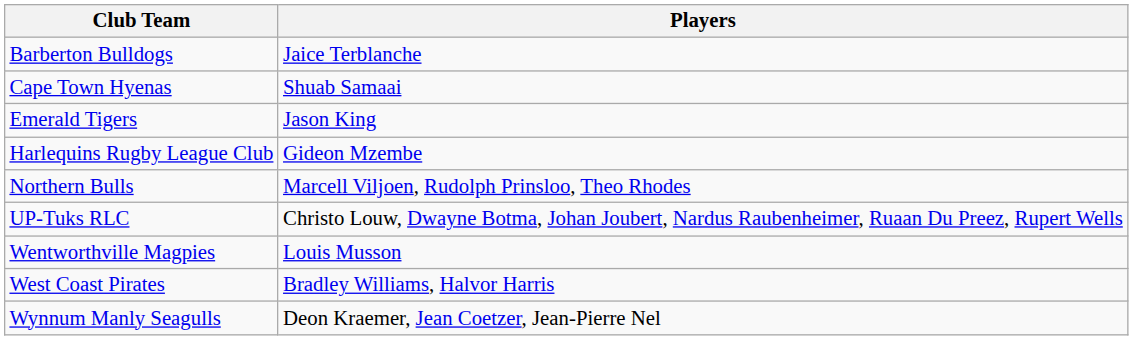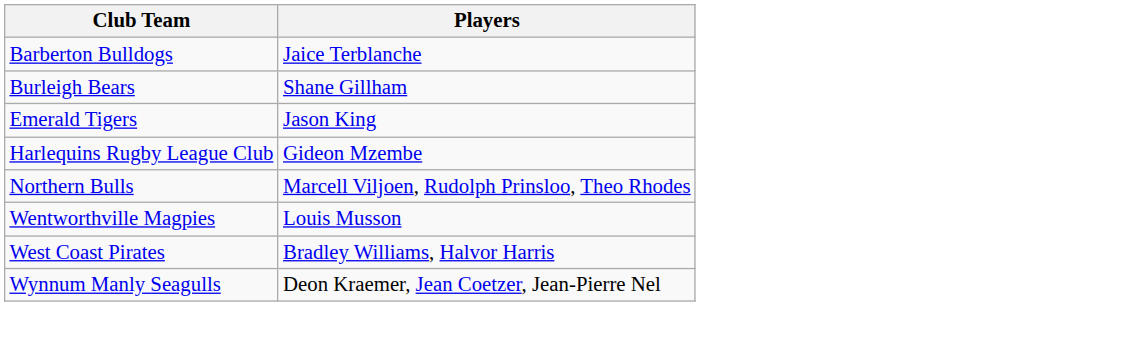+ row: (72, 86)
- row: (91, 86)
- row: (69, 218)
